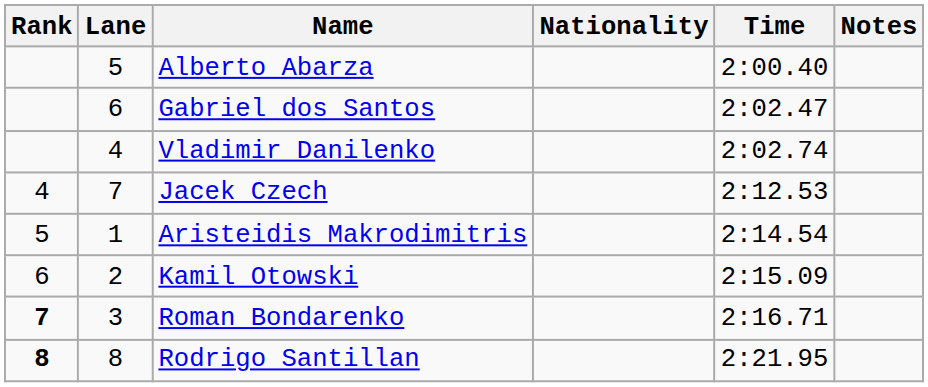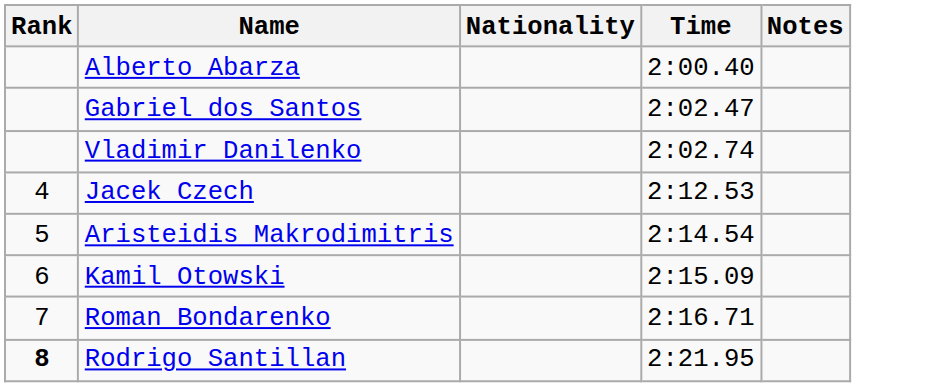- column: (116, 26)
(42, 318) bold -> (42, 318) normal
